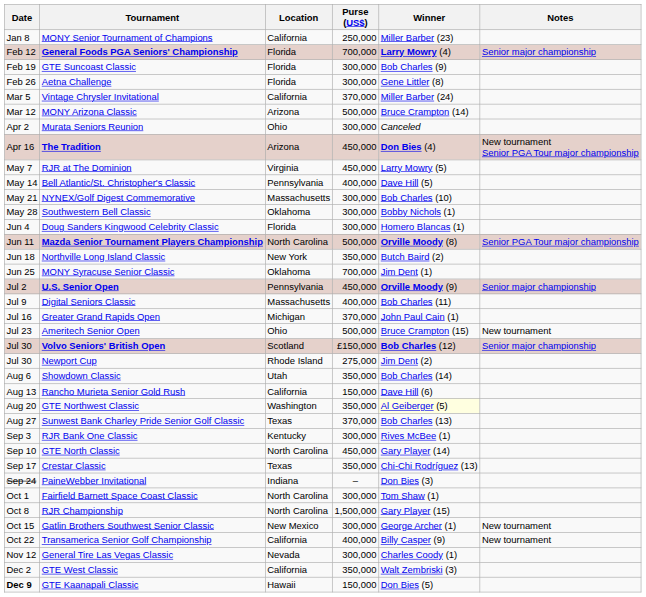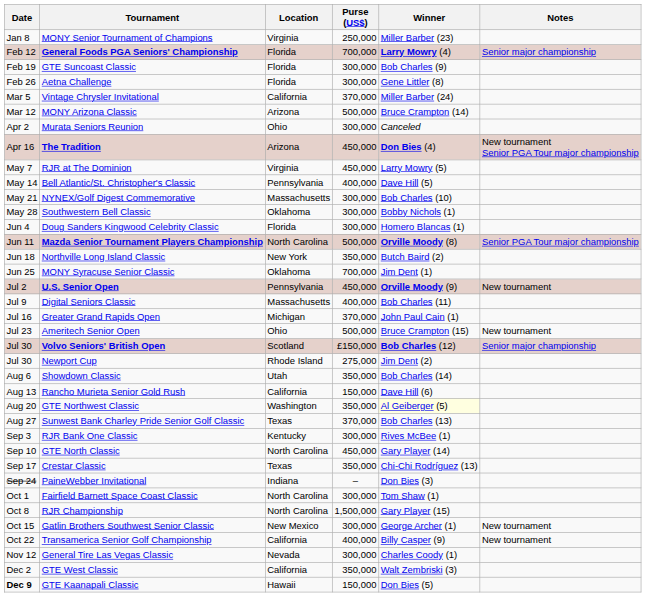(287, 37) California -> (283, 37) Virginia
(539, 287) Senior major championship -> (517, 287) New tournament
